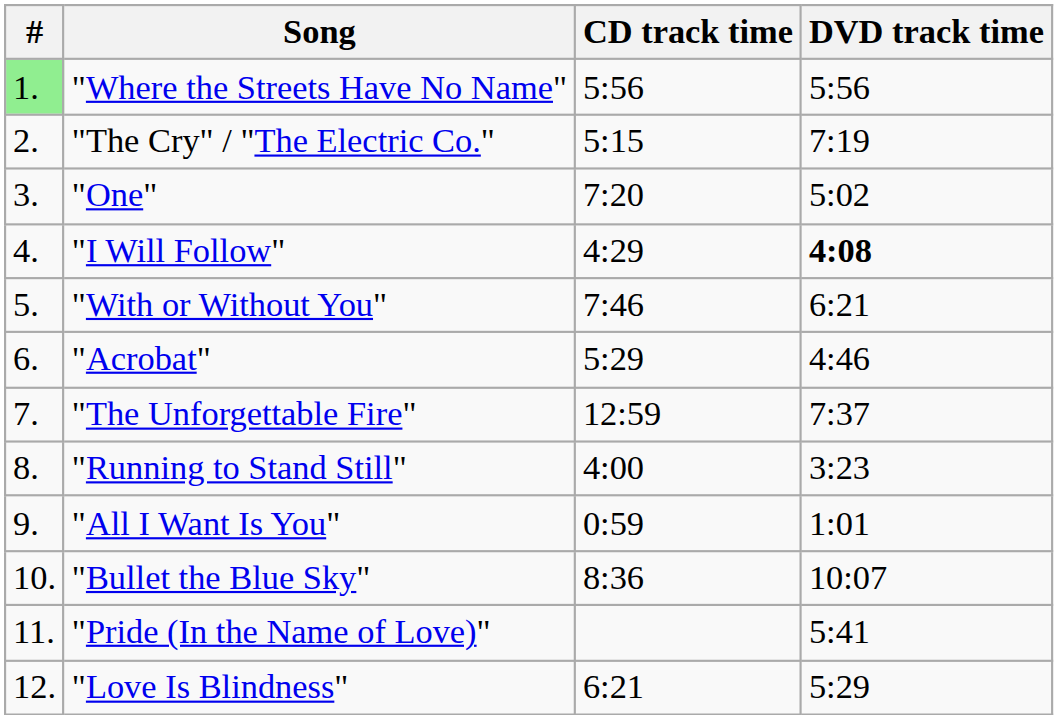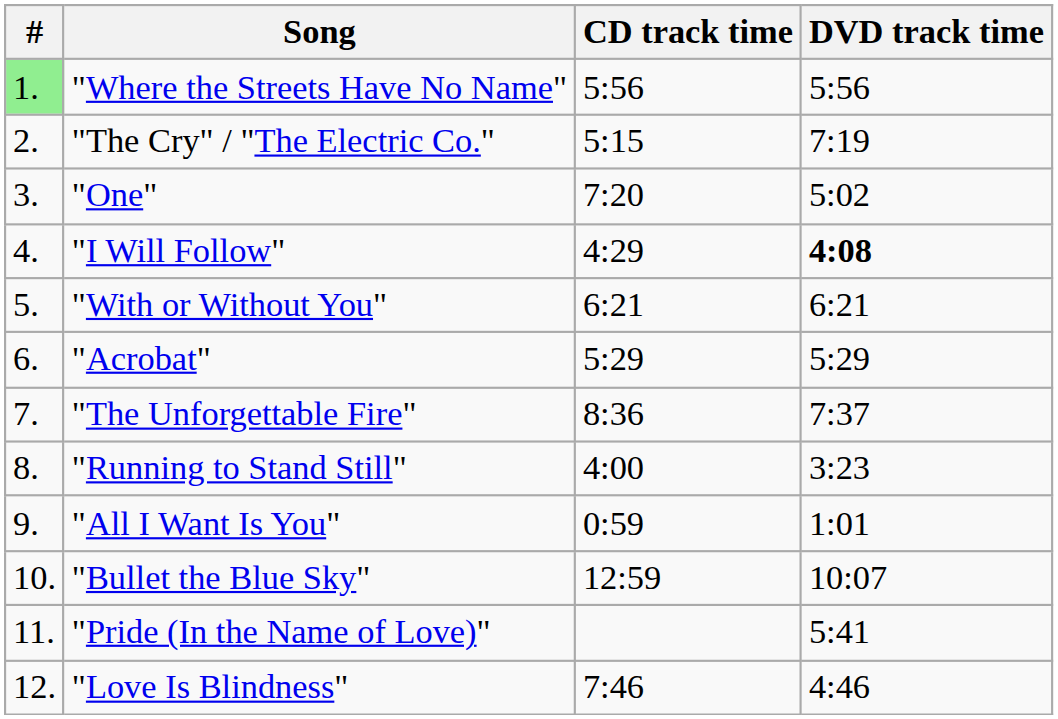(613, 304) 7:46 -> (613, 304) 6:21
(839, 359) 4:46 -> (839, 359) 5:29
(622, 413) 12:59 -> (613, 413) 8:36
(613, 577) 8:36 -> (622, 577) 12:59
(613, 686) 6:21 -> (613, 686) 7:46
(839, 686) 5:29 -> (839, 686) 4:46
